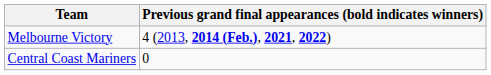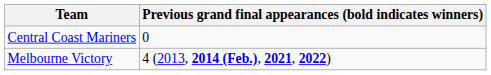rows swapped: (60, 37) <-> (72, 59)
